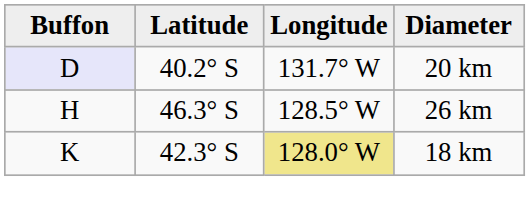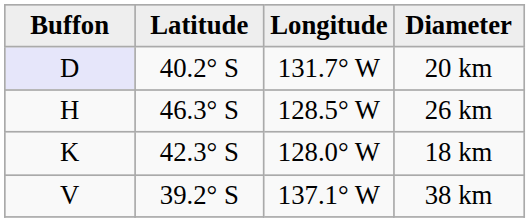(329, 152) khaki background -> (329, 152) no background
+ row: (459, 195)
